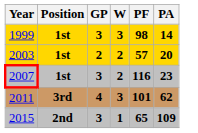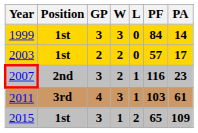+ column: (136, 14)
(141, 34) 98 -> (156, 34) 84
(166, 55) 20 -> (181, 55) 17
(63, 76) 1st -> (63, 76) 2nd
(141, 97) 101 -> (156, 97) 103
(166, 97) 62 -> (181, 97) 61
(63, 117) 2nd -> (63, 117) 1st
